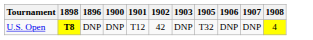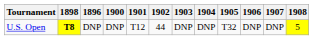+ column: (206, 12)
(160, 27) 42 -> (160, 27) 44
(275, 27) 4 -> (298, 27) 5
